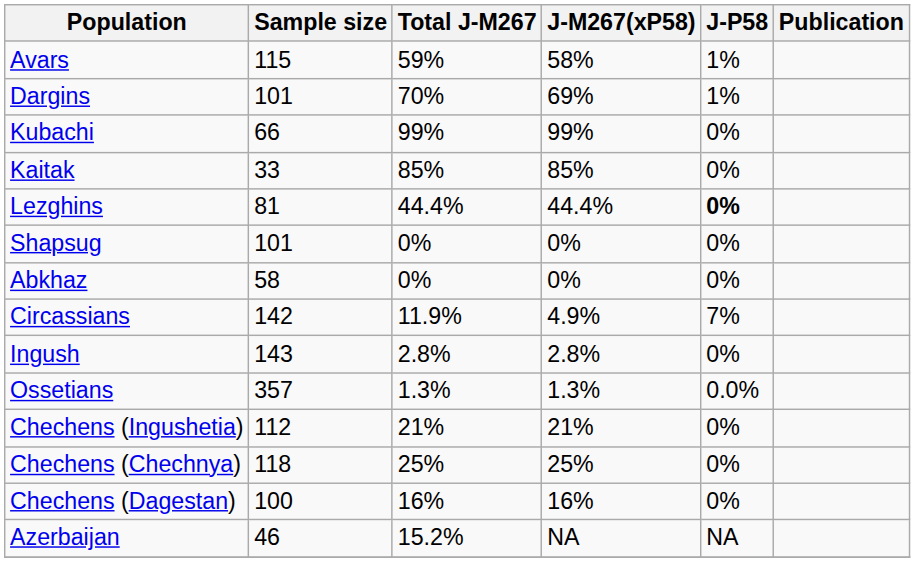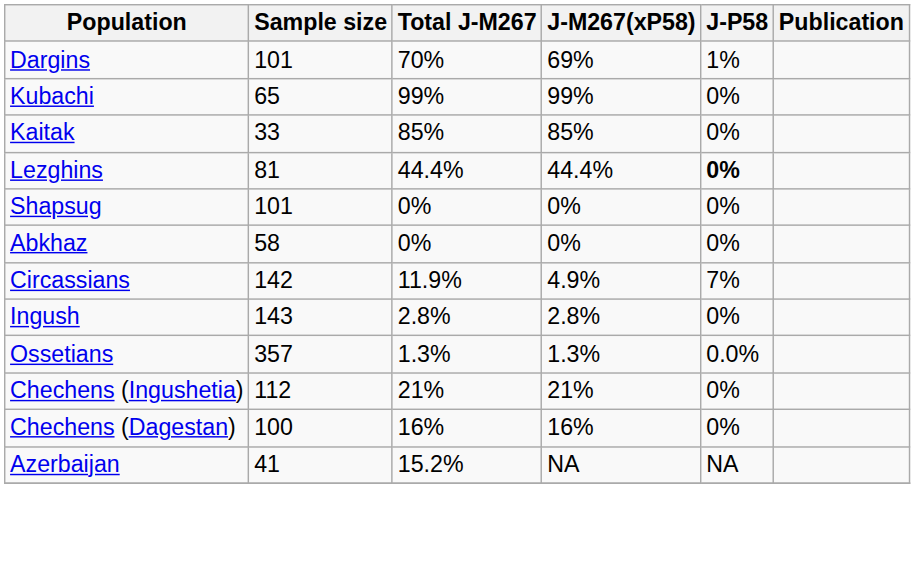- row: (40, 59)
(267, 133) 66 -> (267, 96) 65
- row: (125, 464)
(267, 538) 46 -> (267, 464) 41
